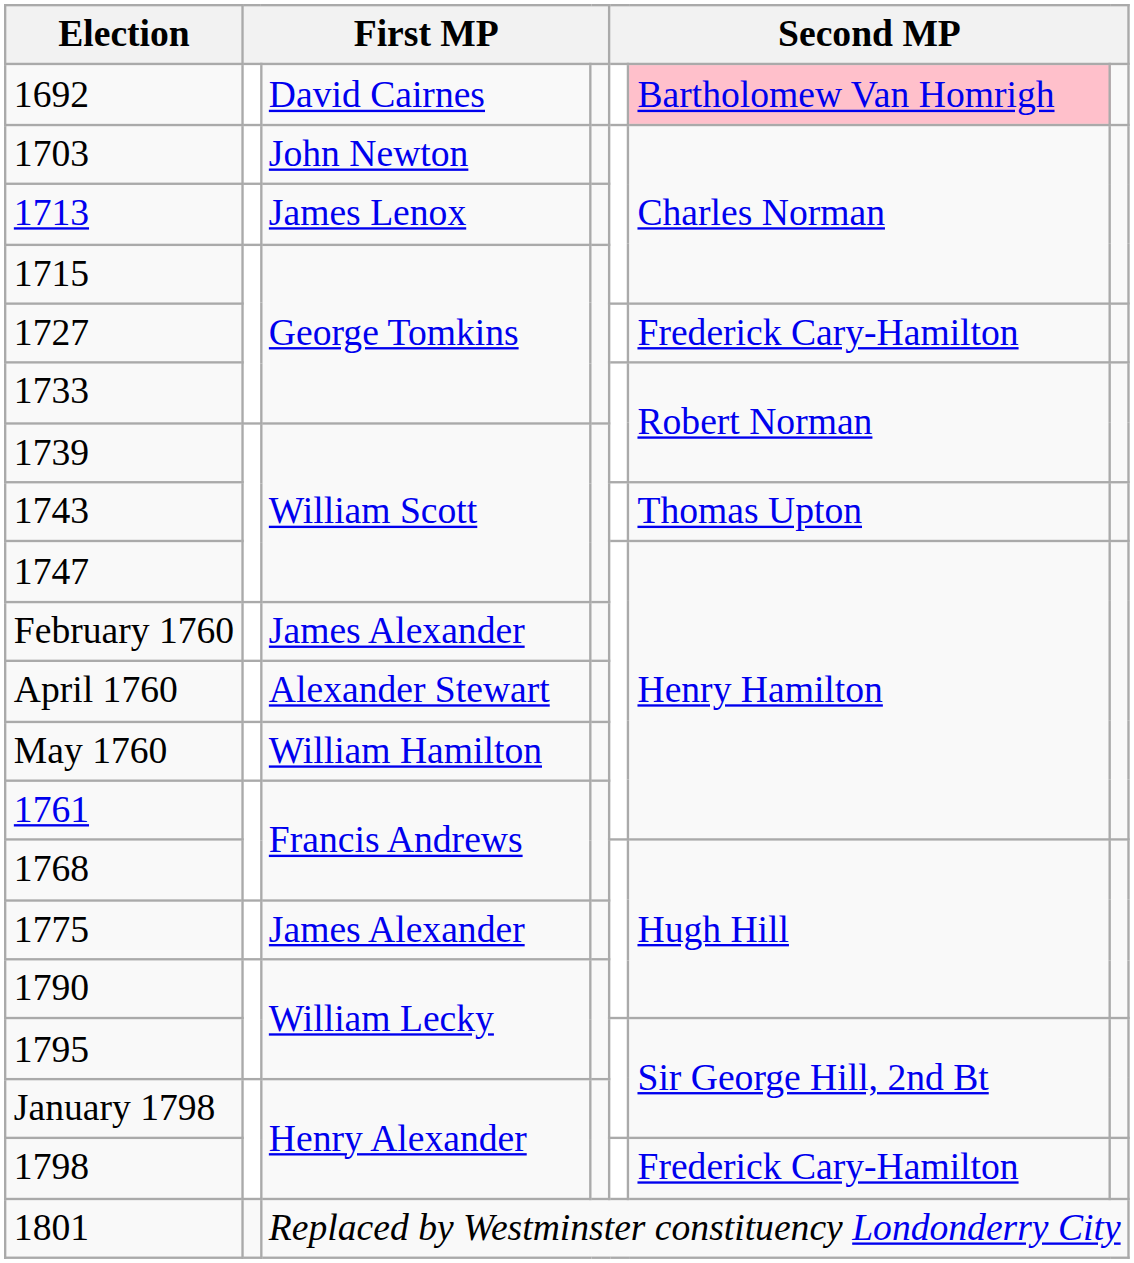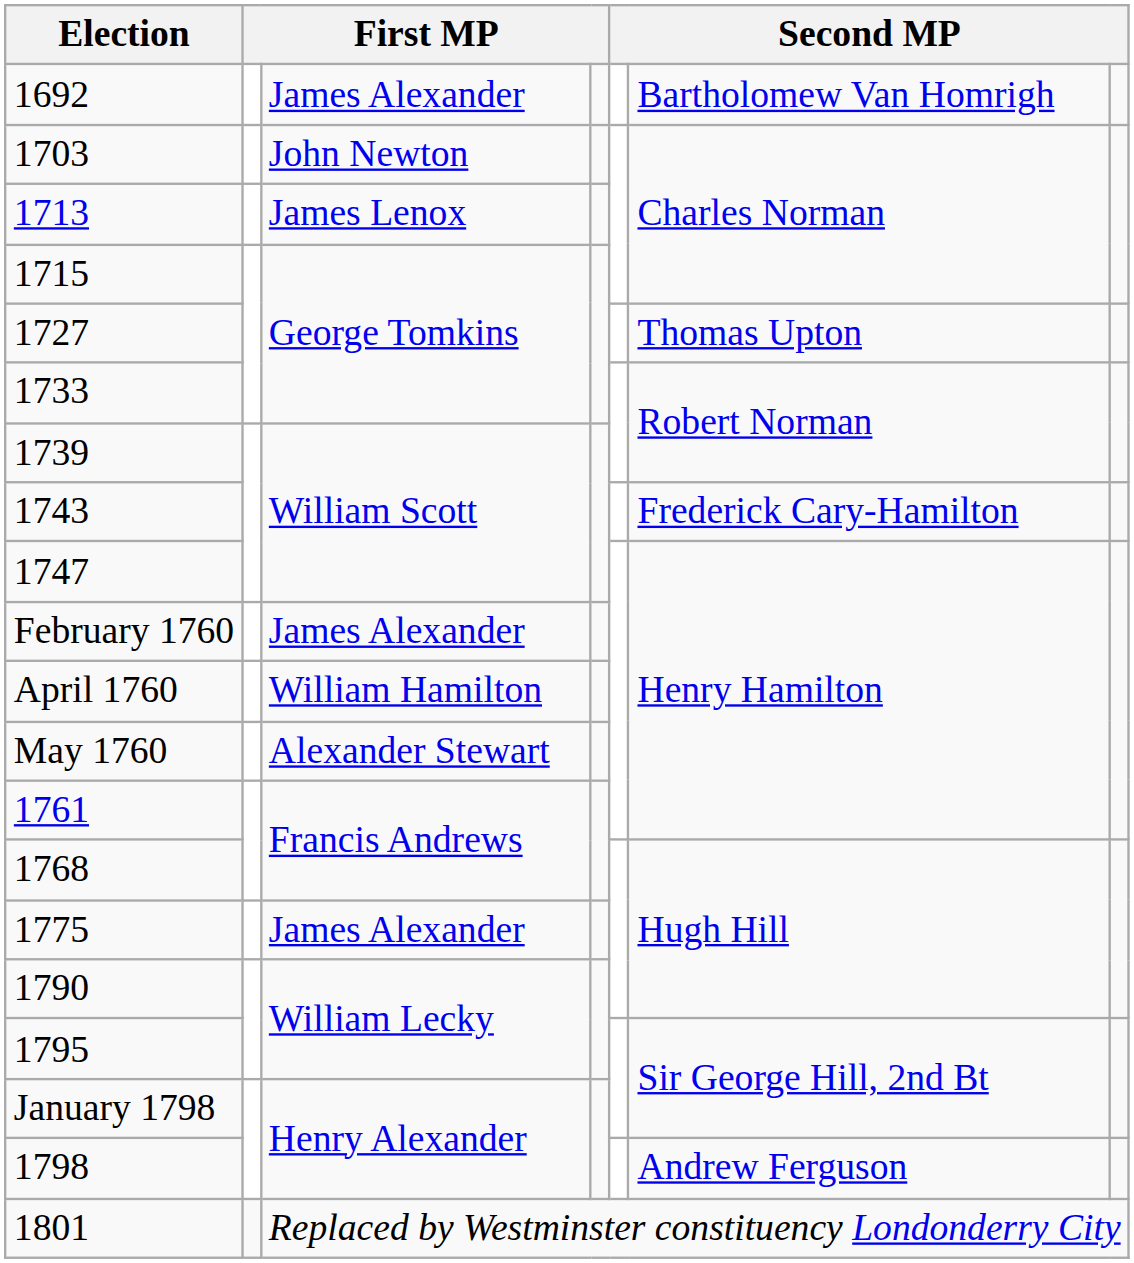(377, 93) David Cairnes -> (397, 93) James Alexander
(846, 93) pink background -> (846, 93) no background
(828, 332) Frederick Cary-Hamilton -> (750, 332) Thomas Upton
(750, 511) Thomas Upton -> (828, 511) Frederick Cary-Hamilton
(409, 690) Alexander Stewart -> (405, 690) William Hamilton
(405, 749) William Hamilton -> (409, 749) Alexander Stewart
(828, 1167) Frederick Cary-Hamilton -> (772, 1167) Andrew Ferguson
